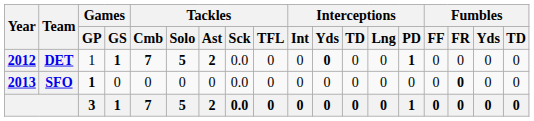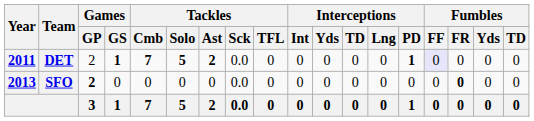(22, 60) 2012 -> (22, 60) 2011
(92, 60) 1 -> (92, 60) 2
(327, 60) bold -> (327, 60) normal
(436, 60) no background -> (436, 60) lavender background
(92, 82) 1 -> (92, 82) 2
